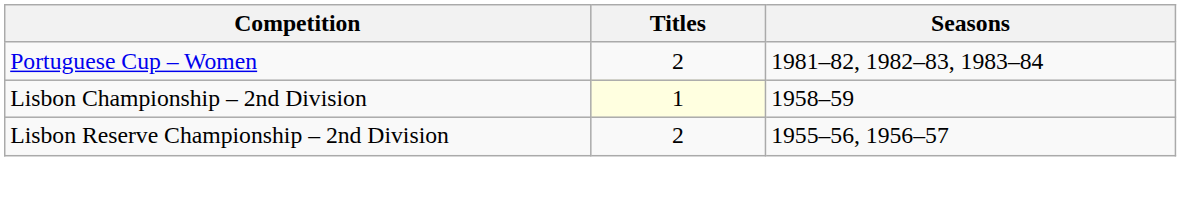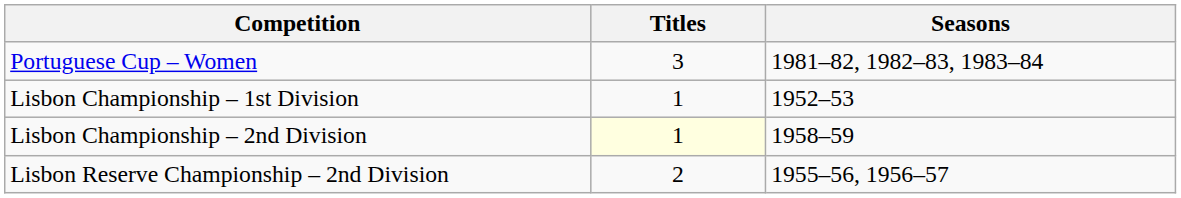(678, 60) 2 -> (678, 60) 3
+ row: (185, 98)
